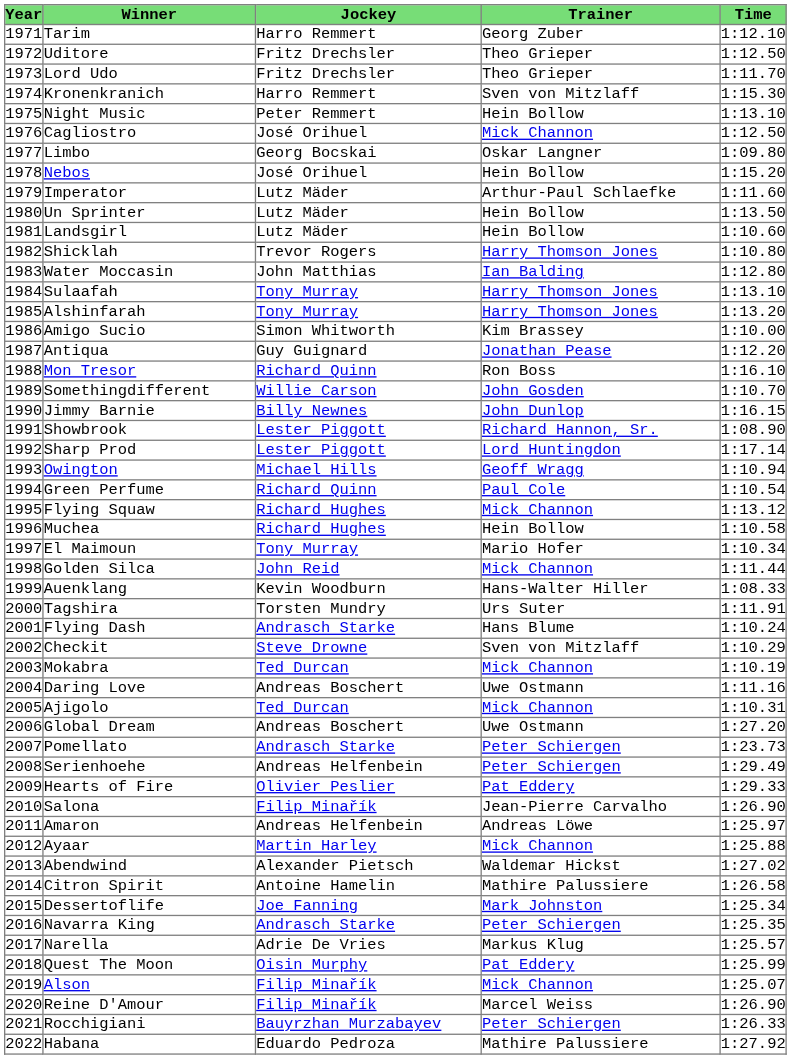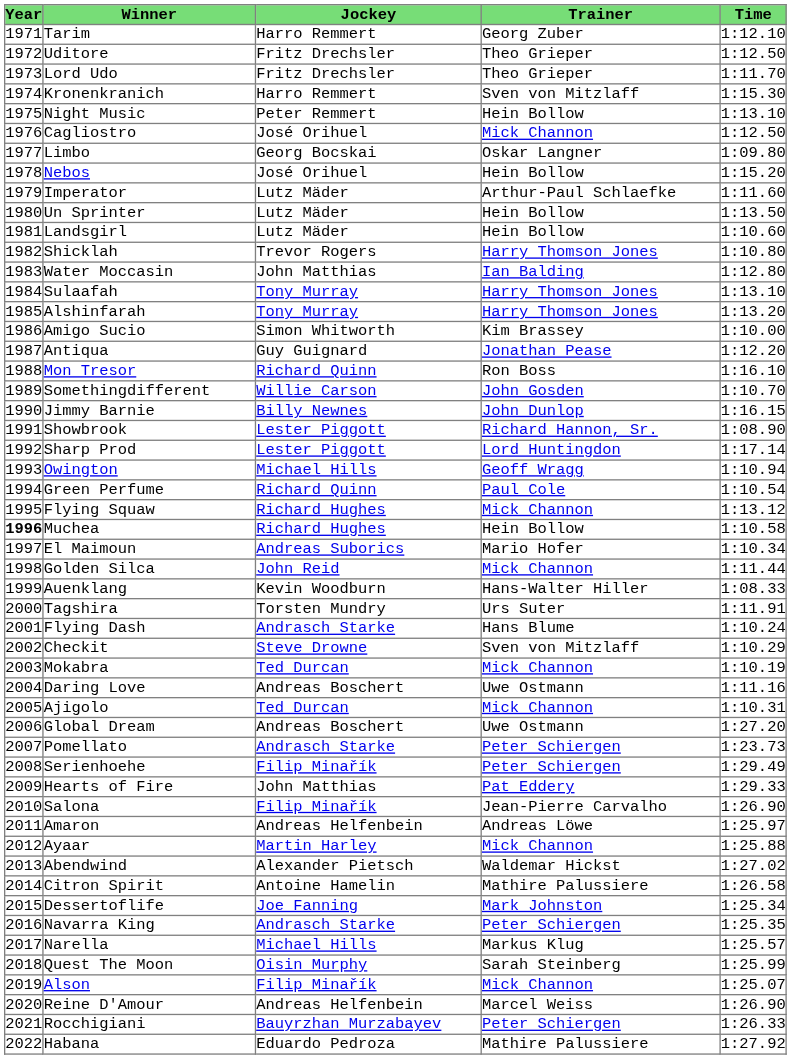(24, 529) normal -> (24, 529) bold
(307, 549) Tony Murray -> (330, 549) Andreas Suborics
(340, 767) Andreas Helfenbein -> (316, 767) Filip Minařík
(326, 787) Olivier Peslier -> (316, 787) John Matthias
(321, 945) Adrie De Vries -> (316, 945) Michael Hills
(528, 965) Pat Eddery -> (551, 965) Sarah Steinberg
(316, 1005) Filip Minařík -> (340, 1005) Andreas Helfenbein
